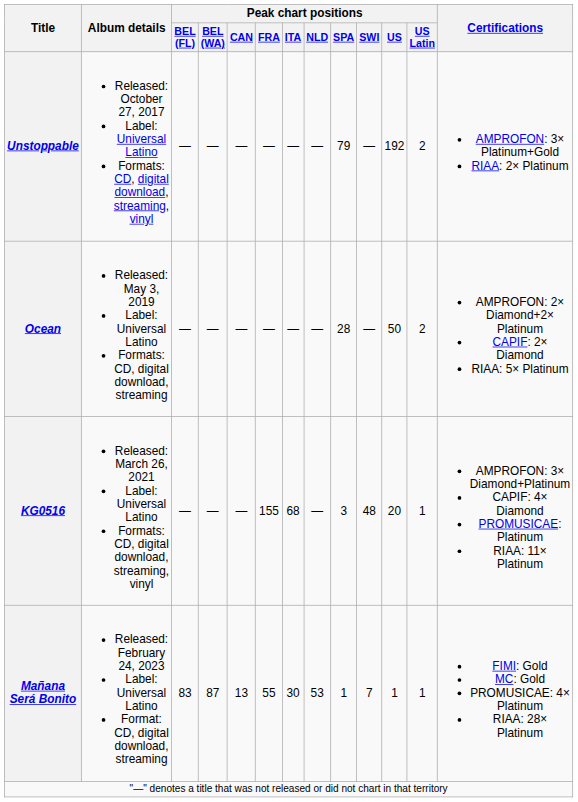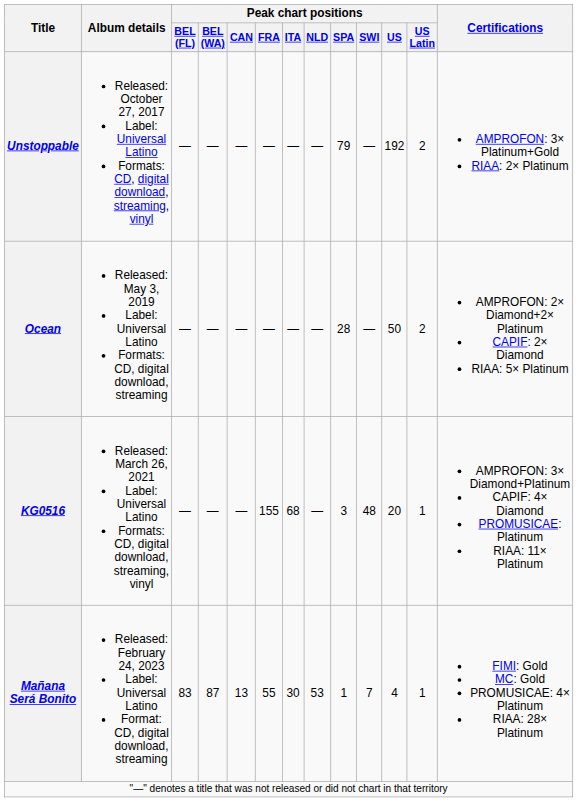(394, 693) 1 -> (394, 693) 4
